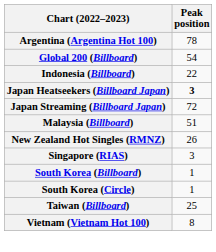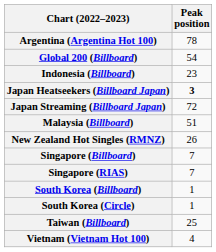(192, 73) 22 -> (192, 73) 23
+ row: (88, 156)
(192, 156) 3 -> (192, 172) 7
(192, 222) 8 -> (192, 238) 4
